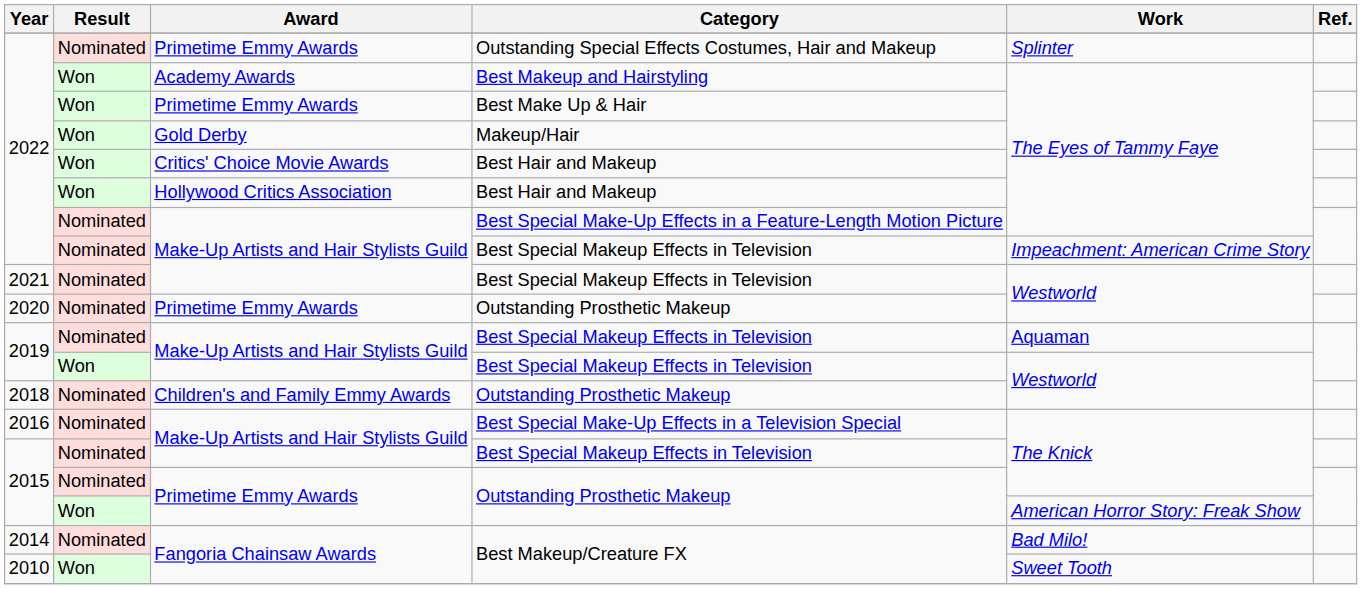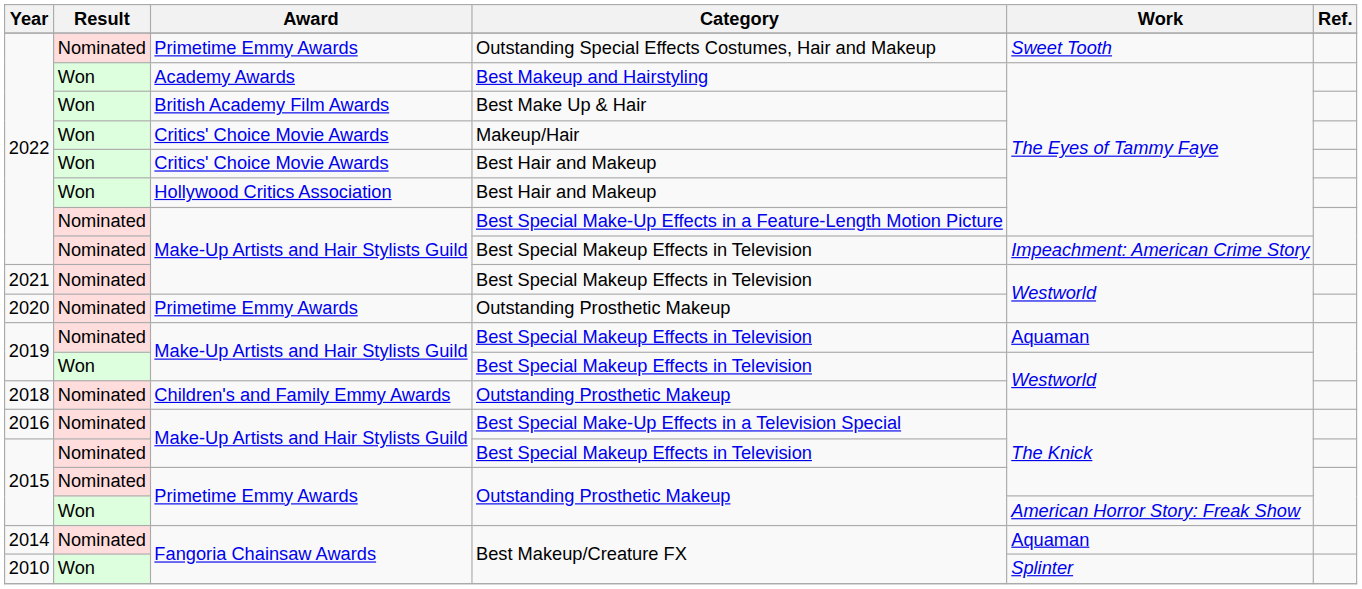(1042, 47) Splinter -> (1062, 47) Sweet Tooth
(256, 105) Primetime Emmy Awards -> (272, 105) British Academy Film Awards
(200, 134) Gold Derby -> (272, 134) Critics' Choice Movie Awards
(1049, 539) Bad Milo! -> (1050, 539) Aquaman
(1062, 568) Sweet Tooth -> (1042, 568) Splinter
